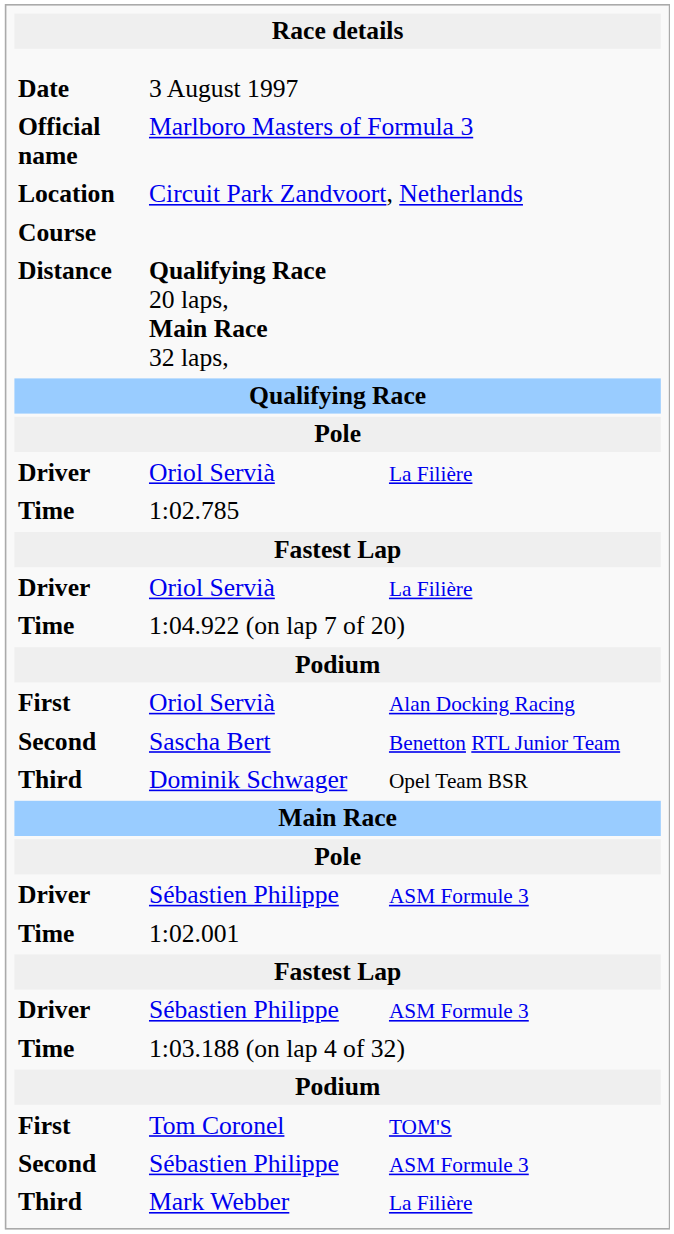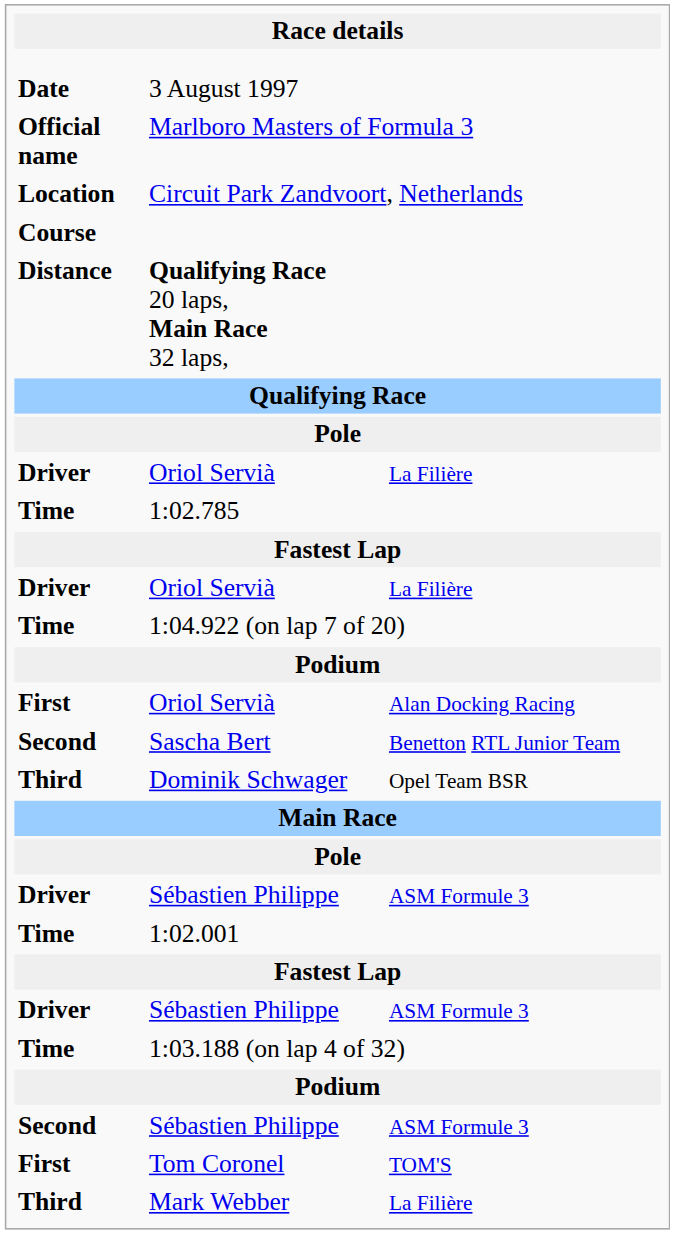rows swapped: (44, 1125) <-> (57, 1164)
